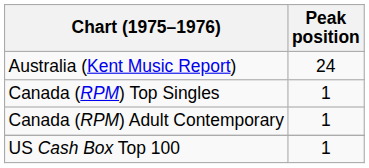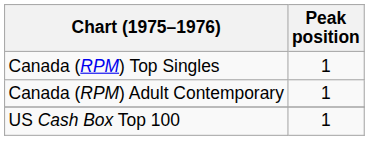- row: (122, 65)
